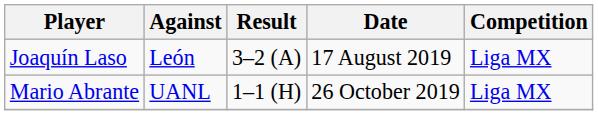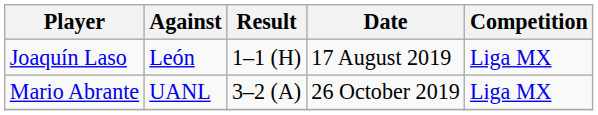(267, 57) 3–2 (A) -> (267, 57) 1–1 (H)
(267, 92) 1–1 (H) -> (267, 92) 3–2 (A)
